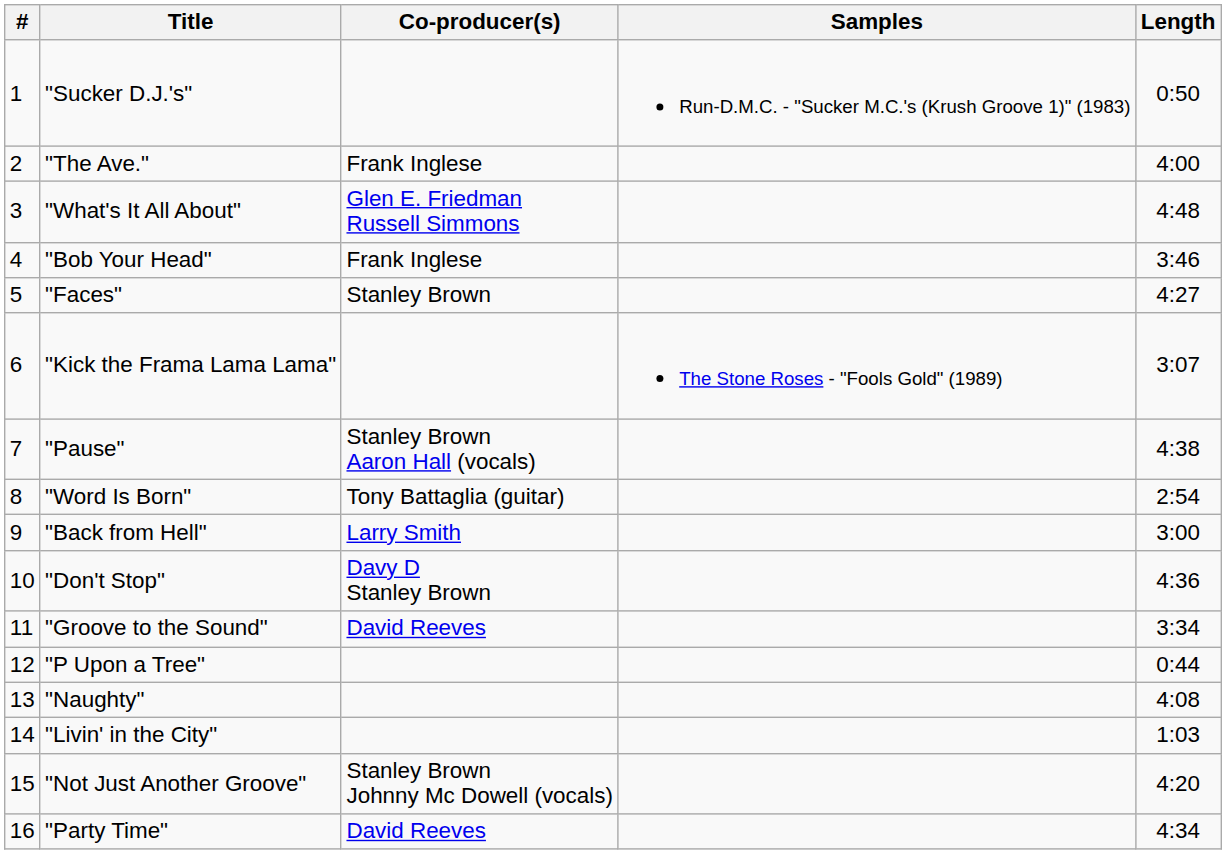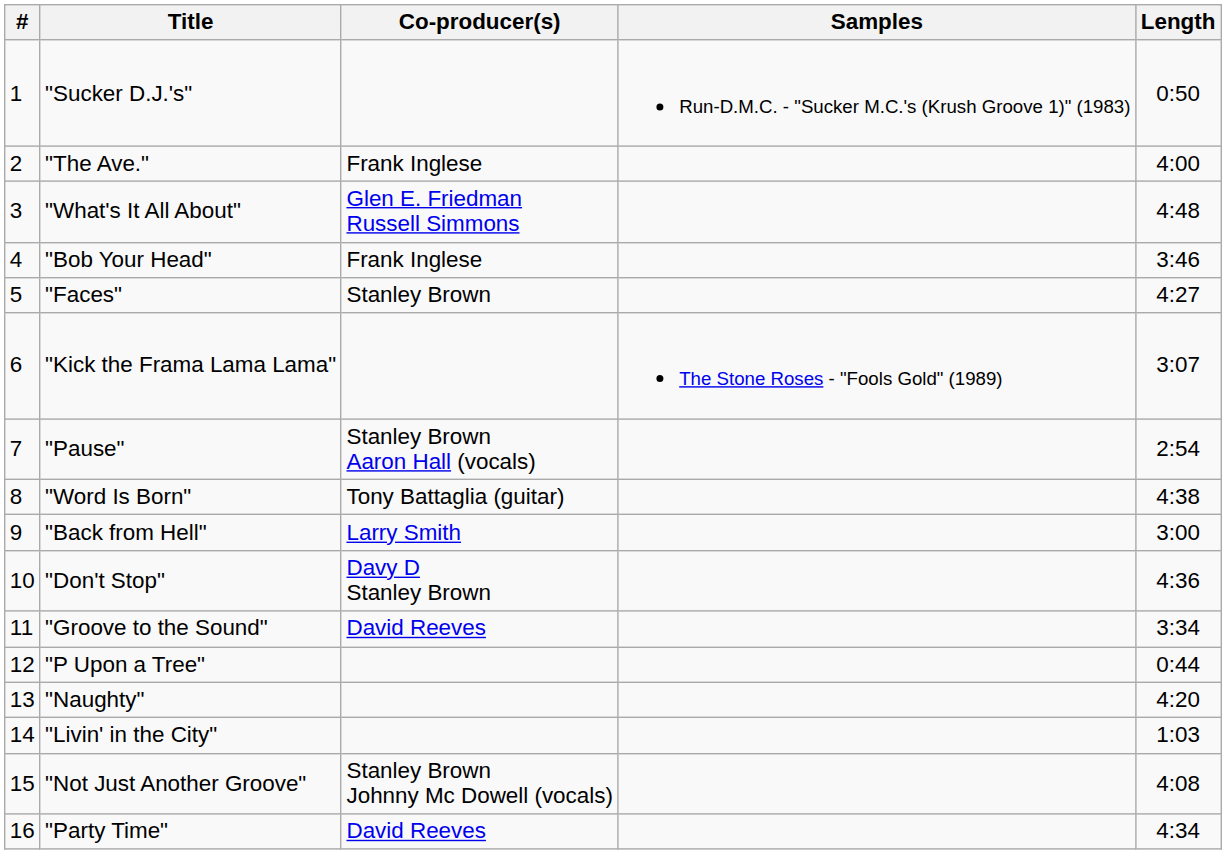(1178, 448) 4:38 -> (1178, 448) 2:54
(1178, 496) 2:54 -> (1178, 496) 4:38
(1178, 699) 4:08 -> (1178, 699) 4:20
(1178, 783) 4:20 -> (1178, 783) 4:08
